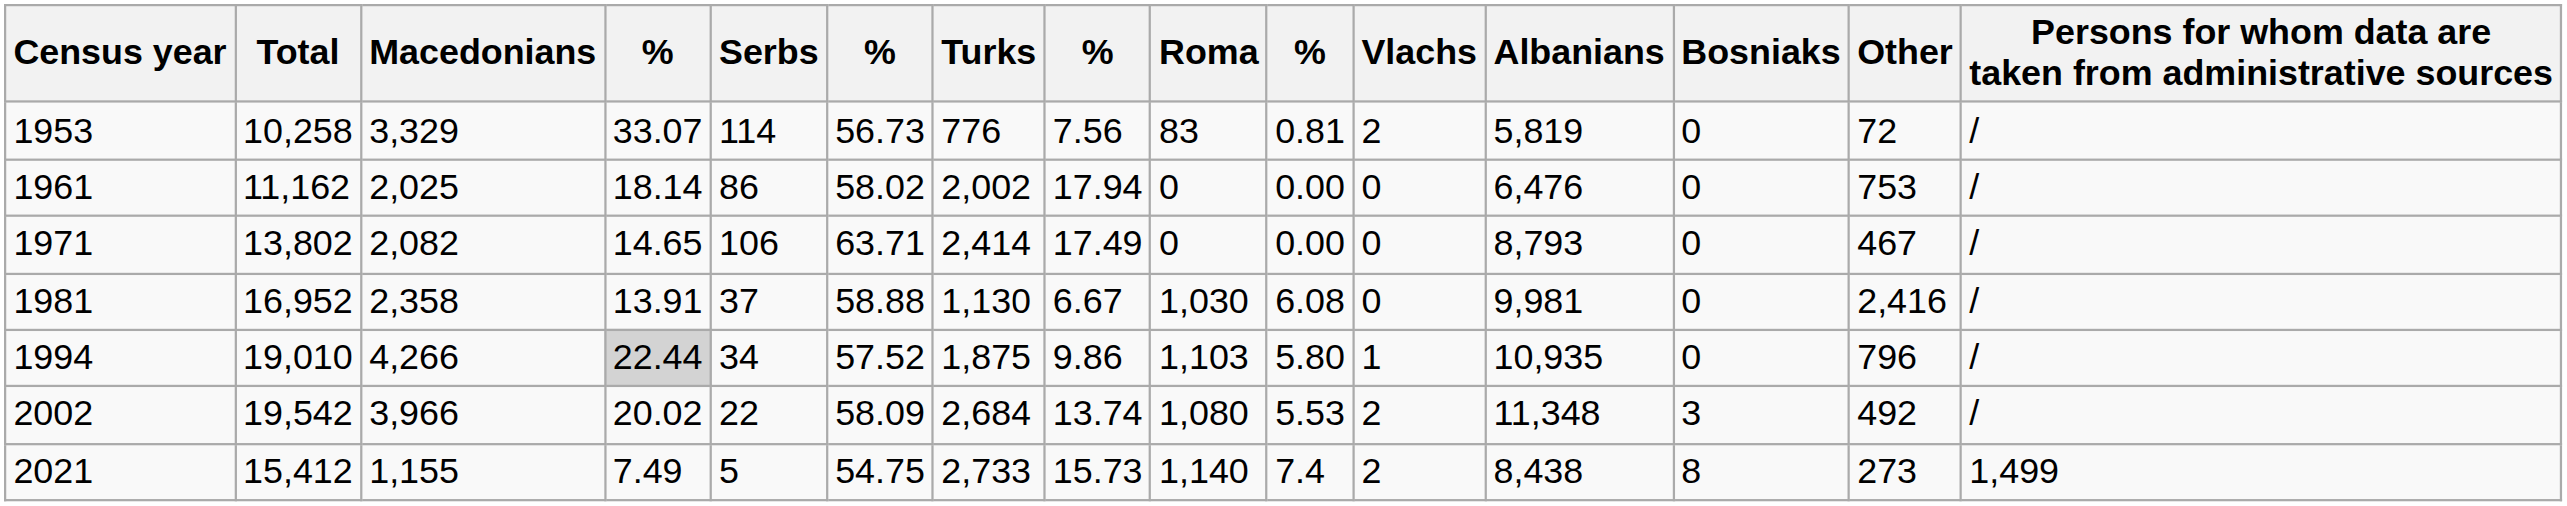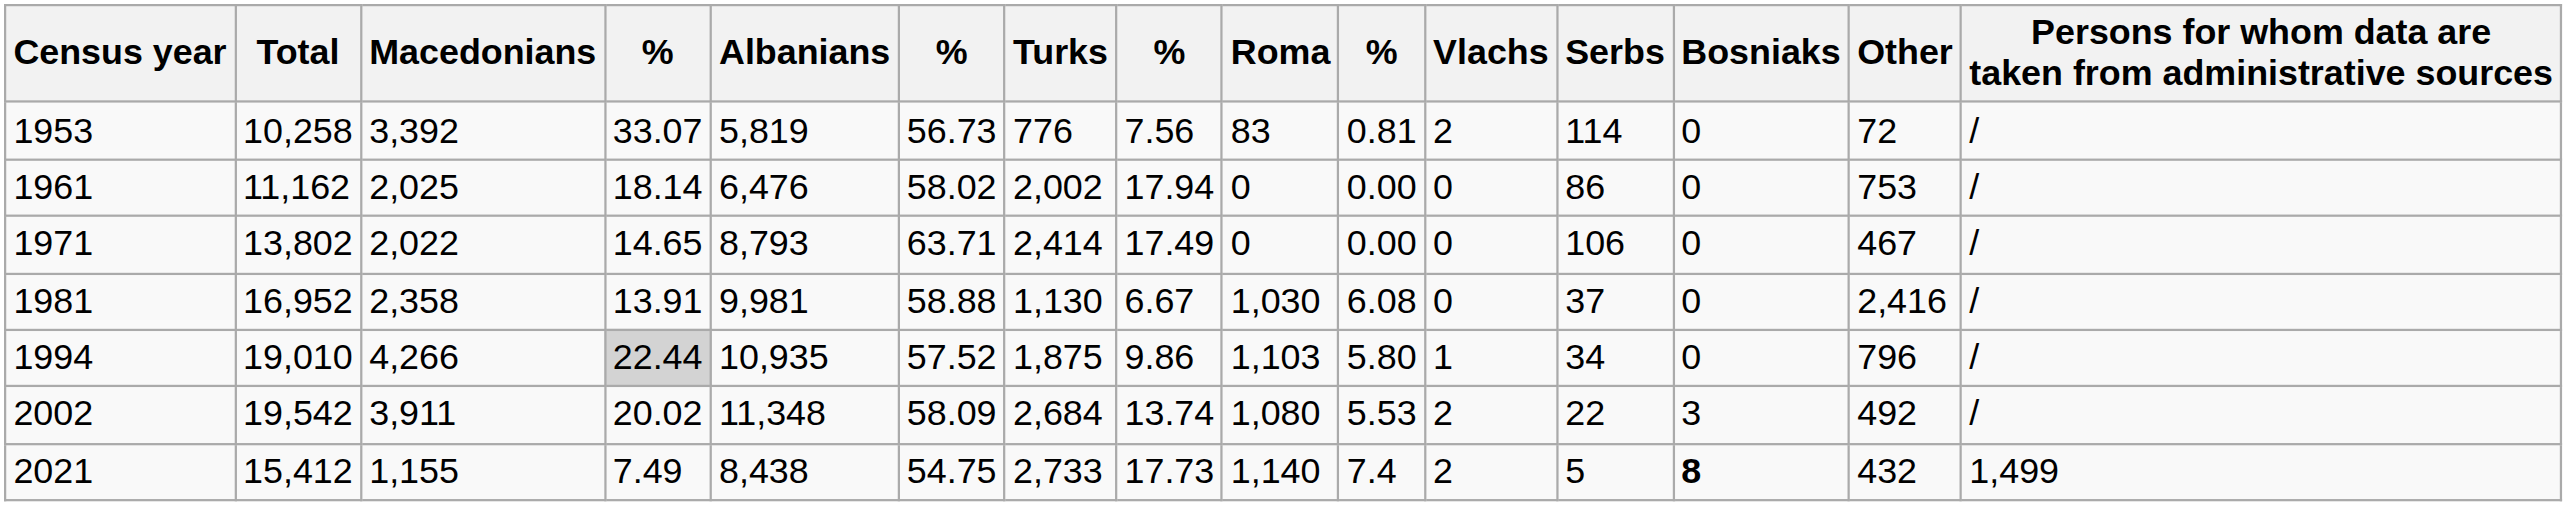columns swapped: (1579, 53) <-> (769, 53)
(414, 130) 3,329 -> (414, 130) 3,392
(414, 243) 2,082 -> (414, 243) 2,022
(414, 414) 3,966 -> (413, 414) 3,911
(1098, 471) 15.73 -> (1169, 471) 17.73
(1691, 471) normal -> (1691, 471) bold
(1887, 471) 273 -> (1887, 471) 432
